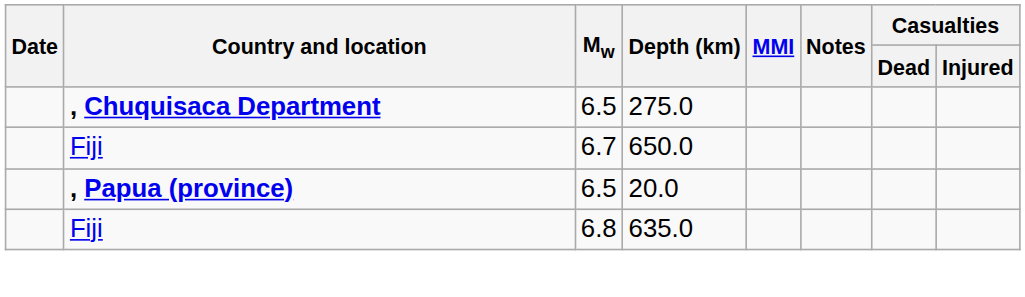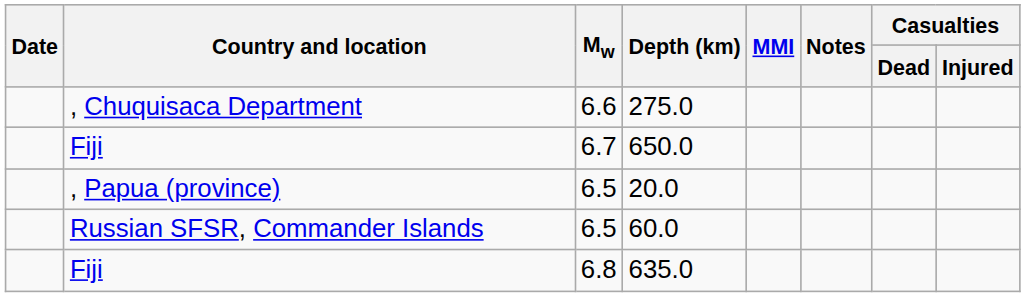(225, 106) bold -> (216, 106) normal
(599, 106) 6.5 -> (599, 106) 6.6
(182, 188) bold -> (175, 188) normal
+ row: (654, 229)
